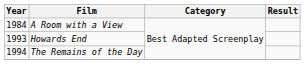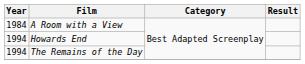(17, 39) 1993 -> (17, 39) 1994
